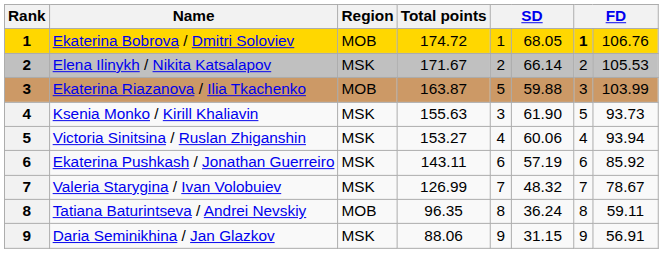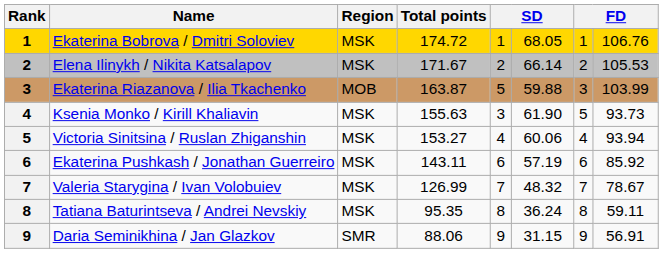(359, 41) MOB -> (358, 41) MSK
(583, 41) bold -> (583, 41) normal
(359, 211) MOB -> (358, 211) MSK
(444, 211) 96.35 -> (444, 211) 95.35
(358, 235) MSK -> (359, 235) SMR
